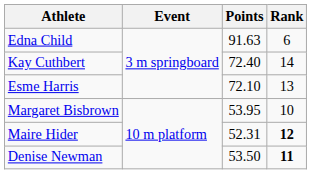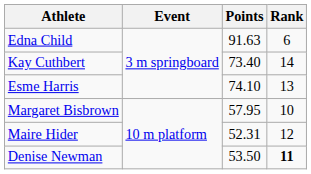(245, 63) 72.40 -> (245, 63) 73.40
(245, 87) 72.10 -> (245, 87) 74.10
(245, 110) 53.95 -> (245, 110) 57.95
(287, 134) bold -> (287, 134) normal
